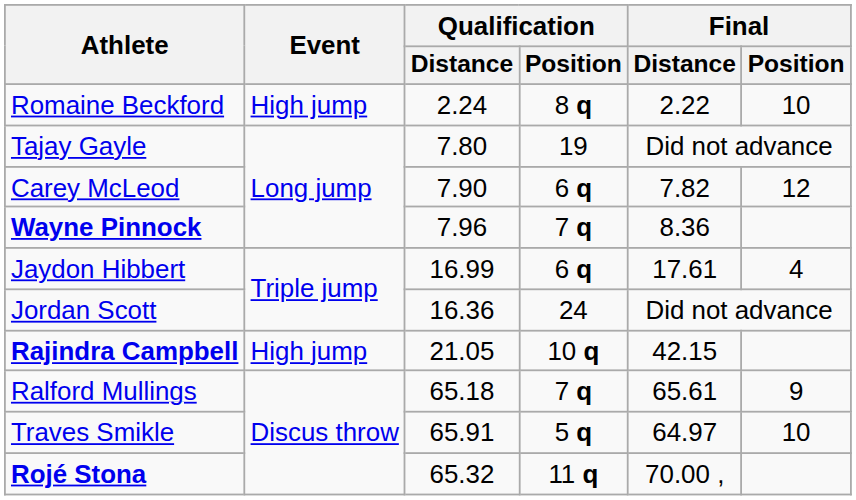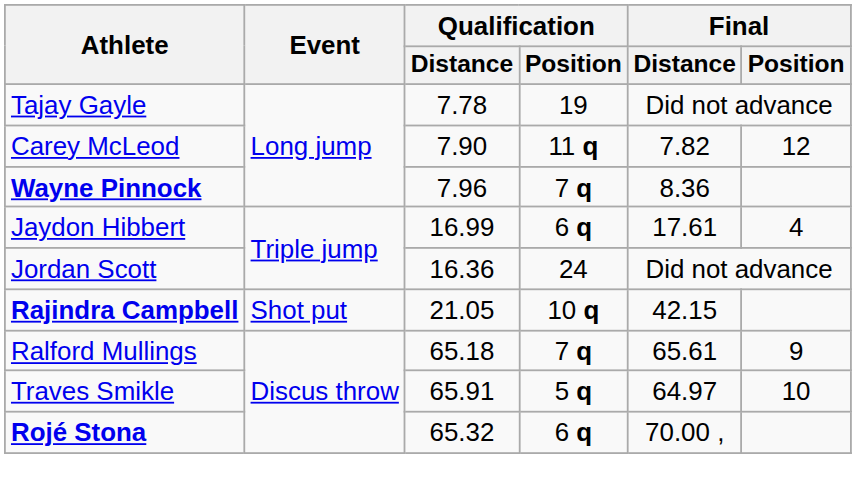- row: (118, 105)
(462, 146) 7.80 -> (462, 105) 7.78
(573, 187) 6 q -> (573, 146) 11 q
(309, 351) High jump -> (299, 310) Shot put
(573, 474) 11 q -> (573, 433) 6 q
